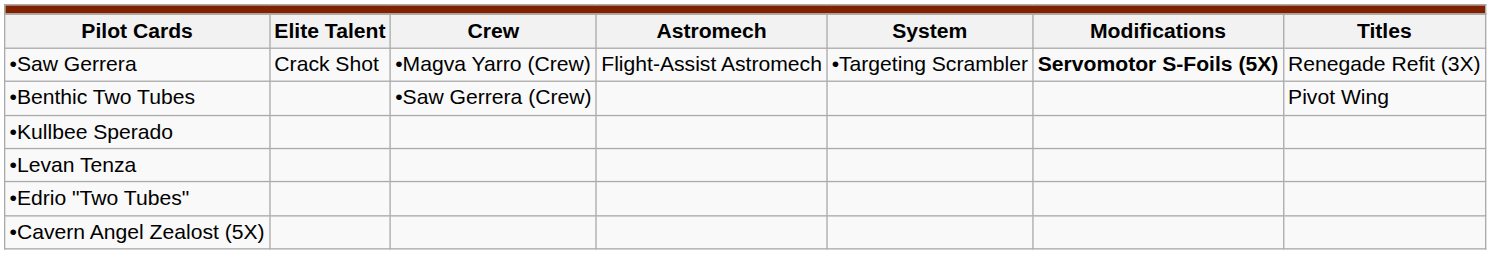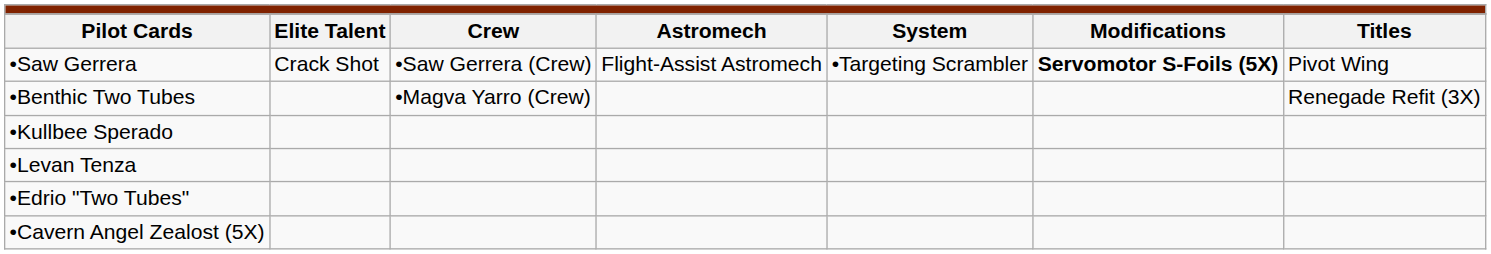(493, 64) •Magva Yarro (Crew) -> (493, 64) •Saw Gerrera (Crew)
(1384, 64) Renegade Refit (3X) -> (1339, 64) Pivot Wing
(493, 97) •Saw Gerrera (Crew) -> (493, 97) •Magva Yarro (Crew)
(1339, 97) Pivot Wing -> (1384, 97) Renegade Refit (3X)
